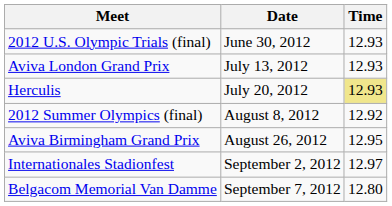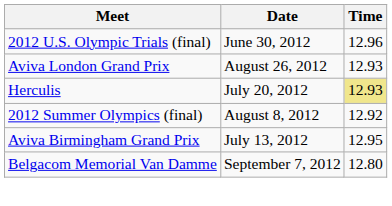(365, 41) 12.93 -> (365, 41) 12.96
(266, 66) July 13, 2012 -> (275, 66) August 26, 2012
(275, 139) August 26, 2012 -> (266, 139) July 13, 2012
- row: (91, 164)
